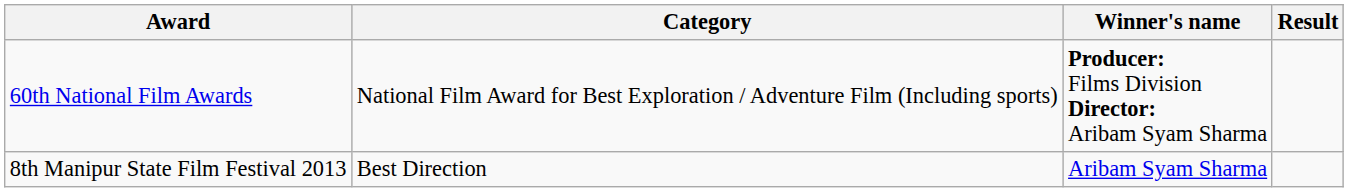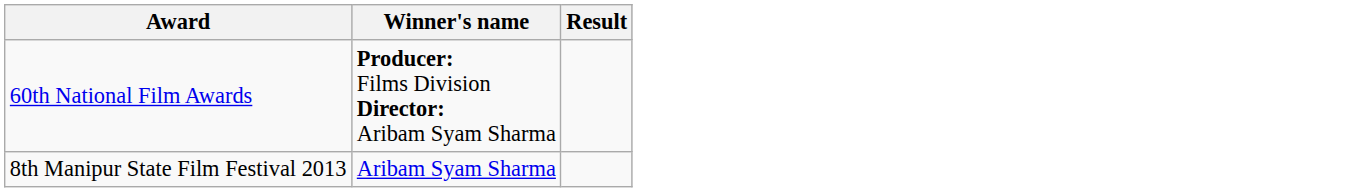- column: (707, 22)
